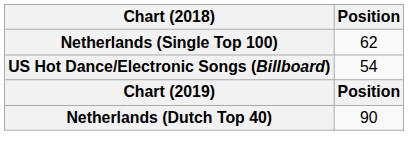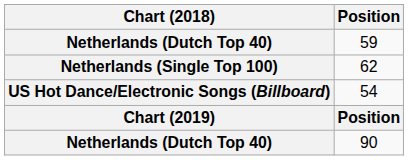+ row: (369, 42)
